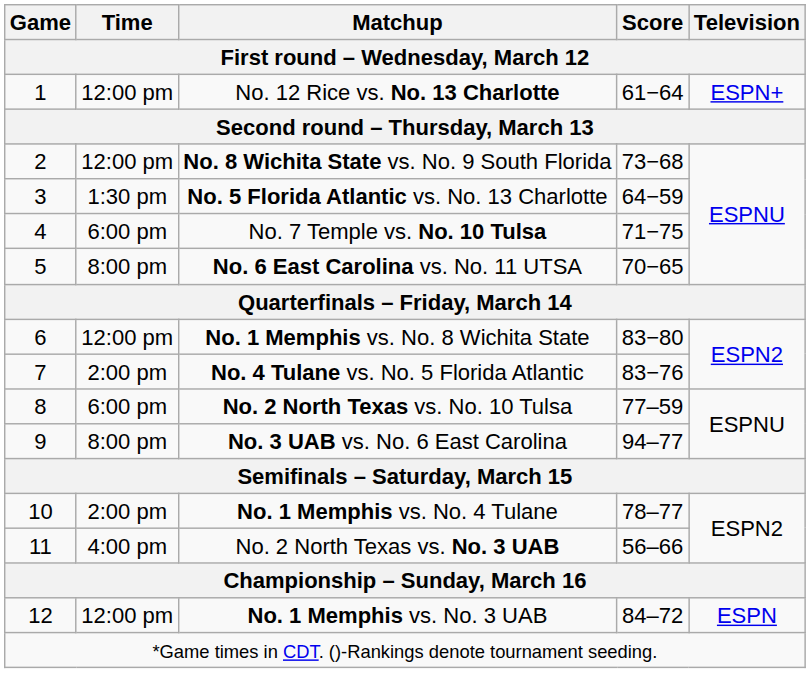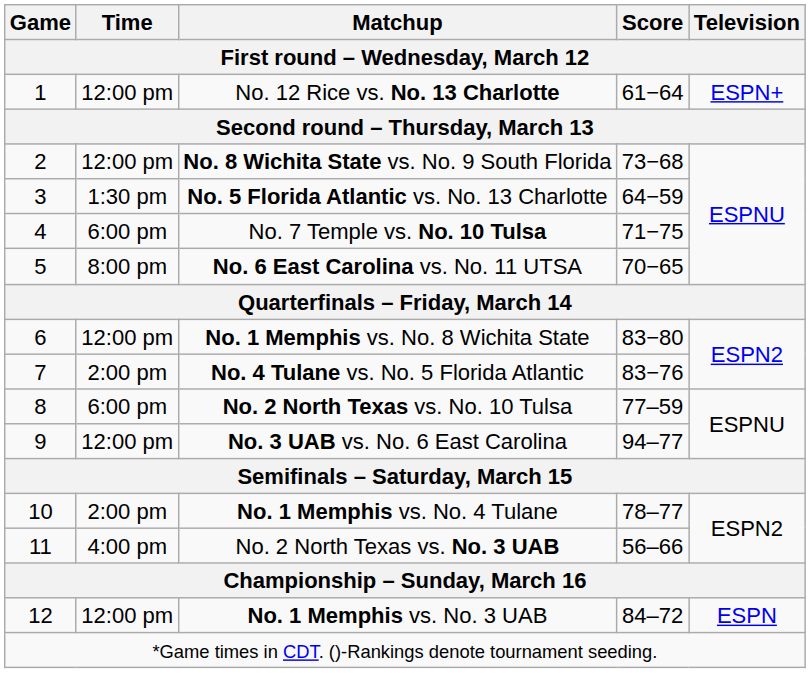(127, 441) 8:00 pm -> (127, 441) 12:00 pm
